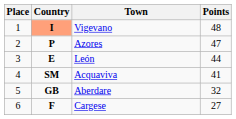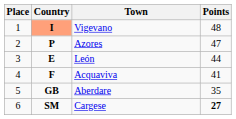(52, 75) SM -> (52, 75) F
(216, 91) 32 -> (216, 91) 35
(52, 106) F -> (52, 106) SM
(216, 106) normal -> (216, 106) bold
